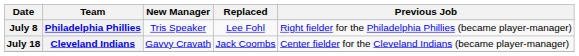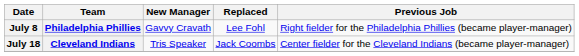(178, 28) Tris Speaker -> (178, 28) Gavvy Cravath
(178, 43) Gavvy Cravath -> (178, 43) Tris Speaker
